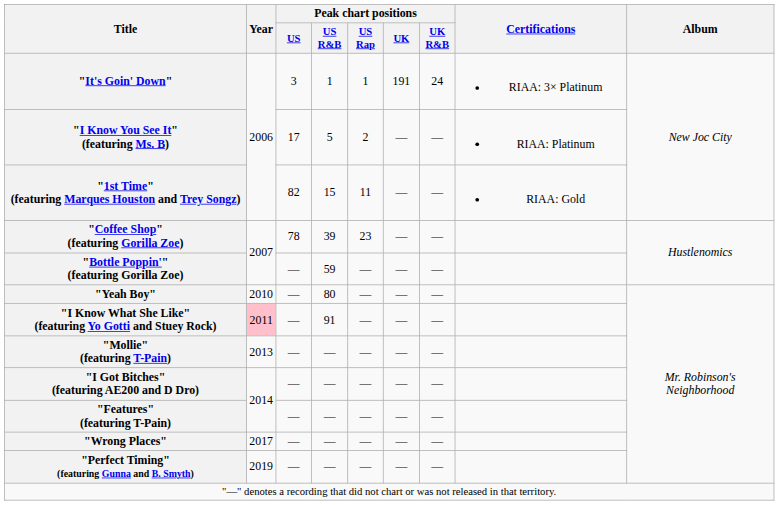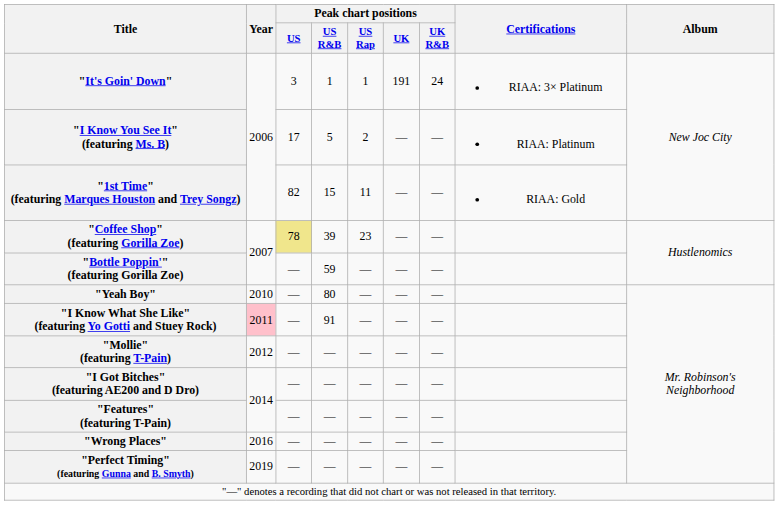(294, 236) no background -> (294, 236) khaki background
(261, 351) 2013 -> (261, 351) 2012
(261, 441) 2017 -> (261, 441) 2016
